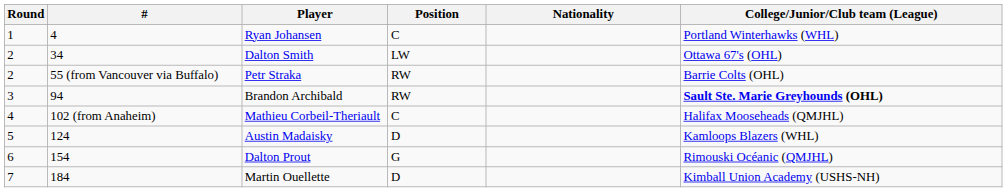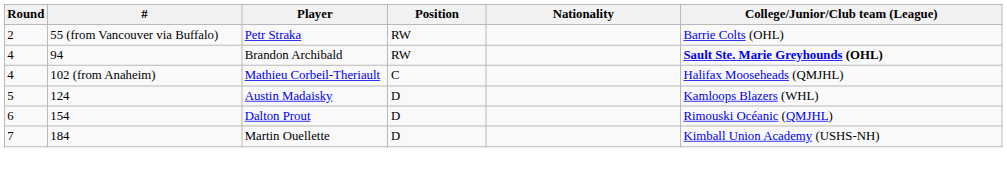- row: (283, 34)
- row: (279, 55)
(11, 95) 3 -> (11, 55) 4
(396, 156) G -> (396, 116) D
